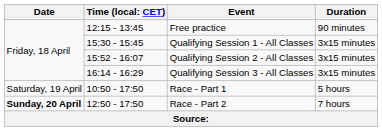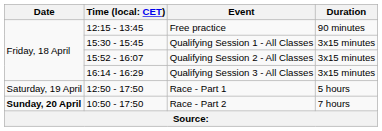(115, 89) 10:50 - 17:50 -> (115, 89) 12:50 - 17:50
(115, 104) 12:50 - 17:50 -> (115, 104) 10:50 - 17:50
